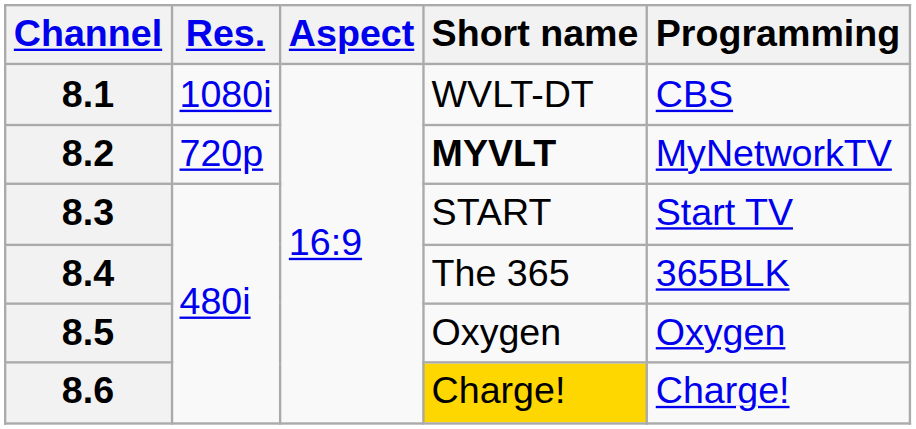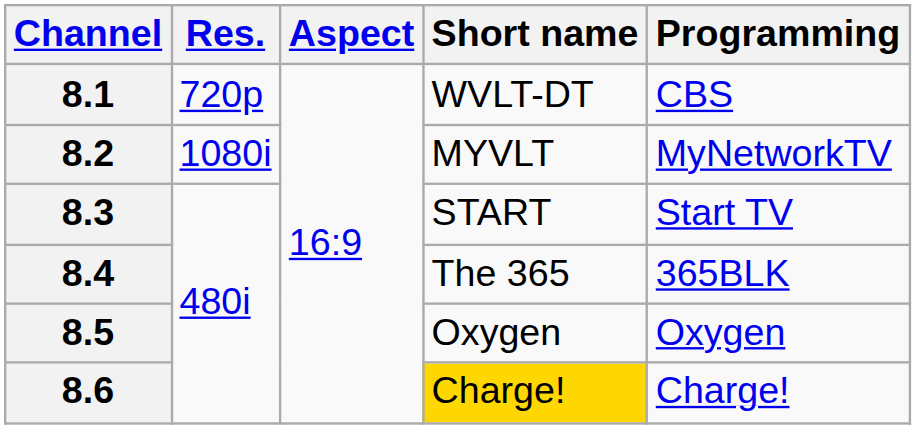(226, 93) 1080i -> (221, 93) 720p
(221, 153) 720p -> (226, 153) 1080i
(494, 153) bold -> (493, 153) normal
